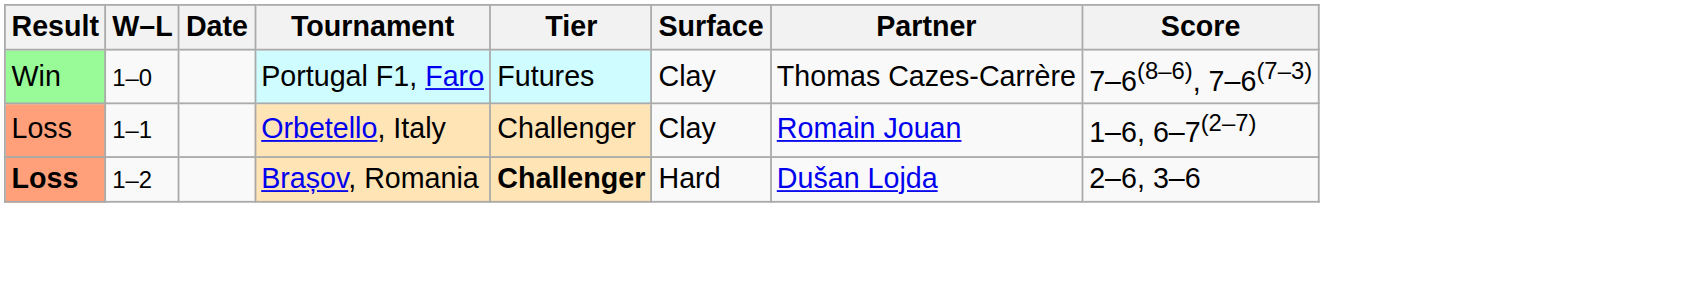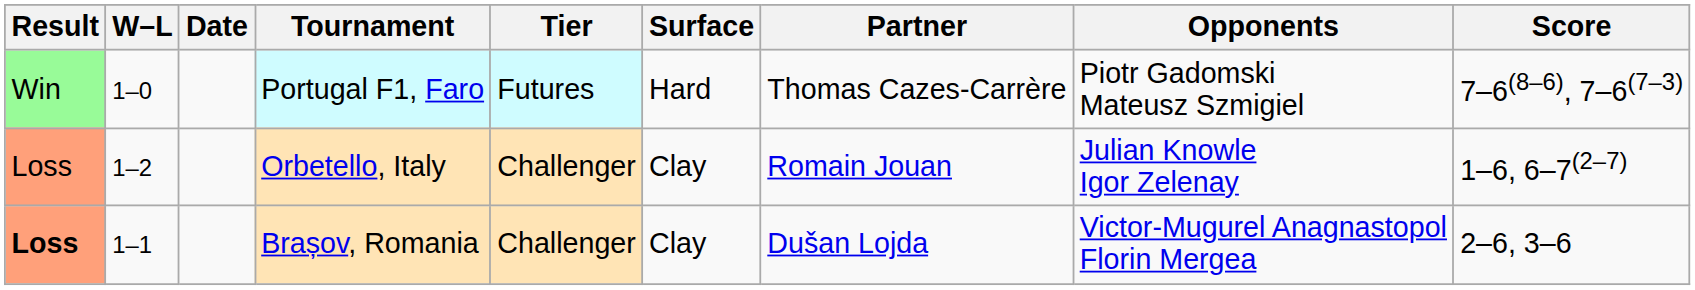+ column: (1263, 27)
(687, 76) Clay -> (680, 88) Hard
(132, 131) 1–1 -> (132, 168) 1–2
(132, 180) 1–2 -> (132, 245) 1–1
(571, 178) bold -> (567, 244) normal
(690, 178) Hard -> (678, 244) Clay
